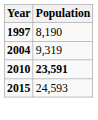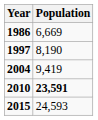+ row: (19, 32)
(49, 50) 9,319 -> (49, 69) 9,419
